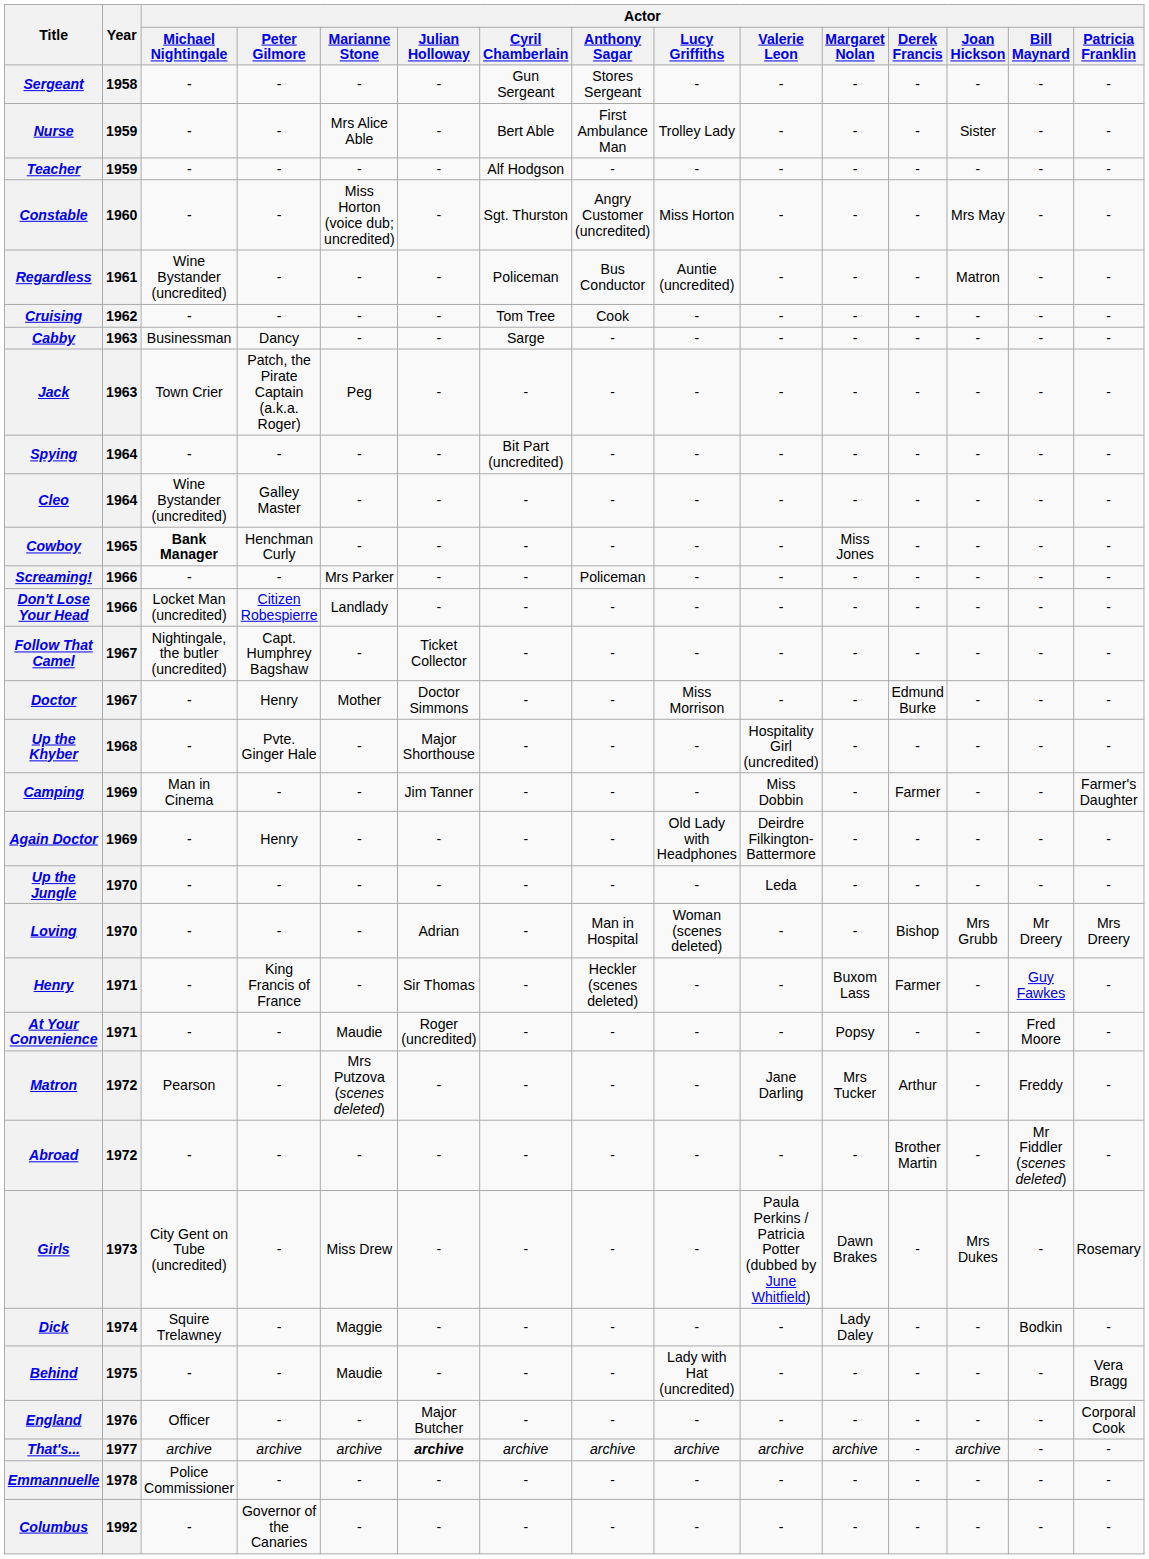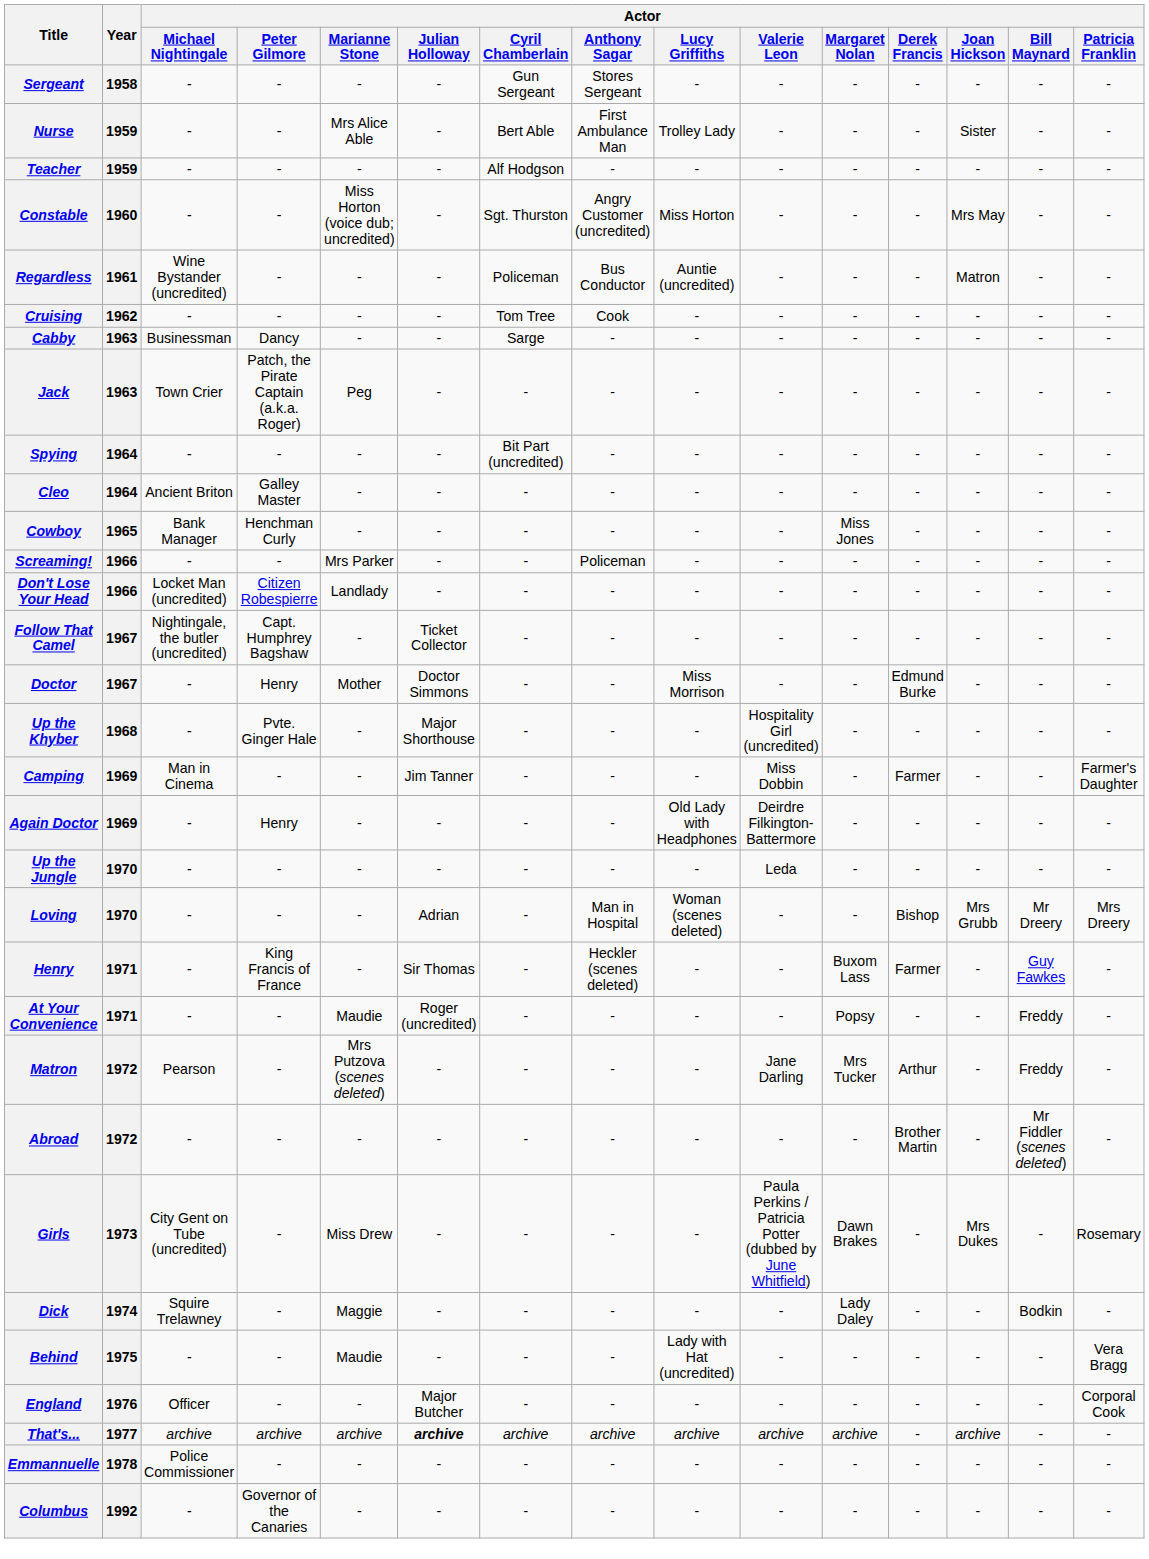(189, 501) Wine Bystander (uncredited) -> (189, 493) Ancient Briton
(189, 547) bold -> (189, 531) normal
(1041, 1032) Fred Moore -> (1041, 1016) Freddy
